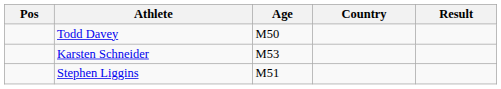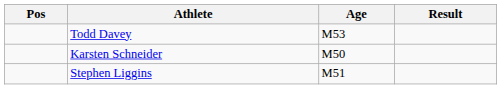- column: (364, 14)
(267, 34) M50 -> (333, 34) M53
(267, 53) M53 -> (333, 53) M50
